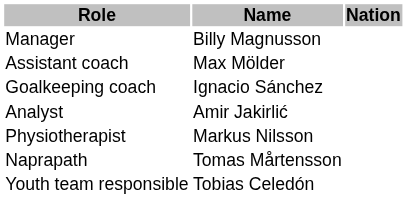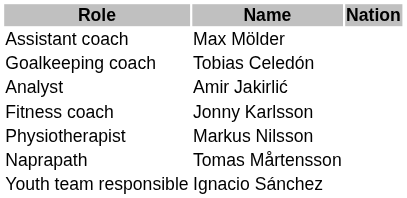- row: (40, 39)
(258, 87) Ignacio Sánchez -> (254, 63) Tobias Celedón
+ row: (60, 111)
(254, 184) Tobias Celedón -> (258, 184) Ignacio Sánchez
